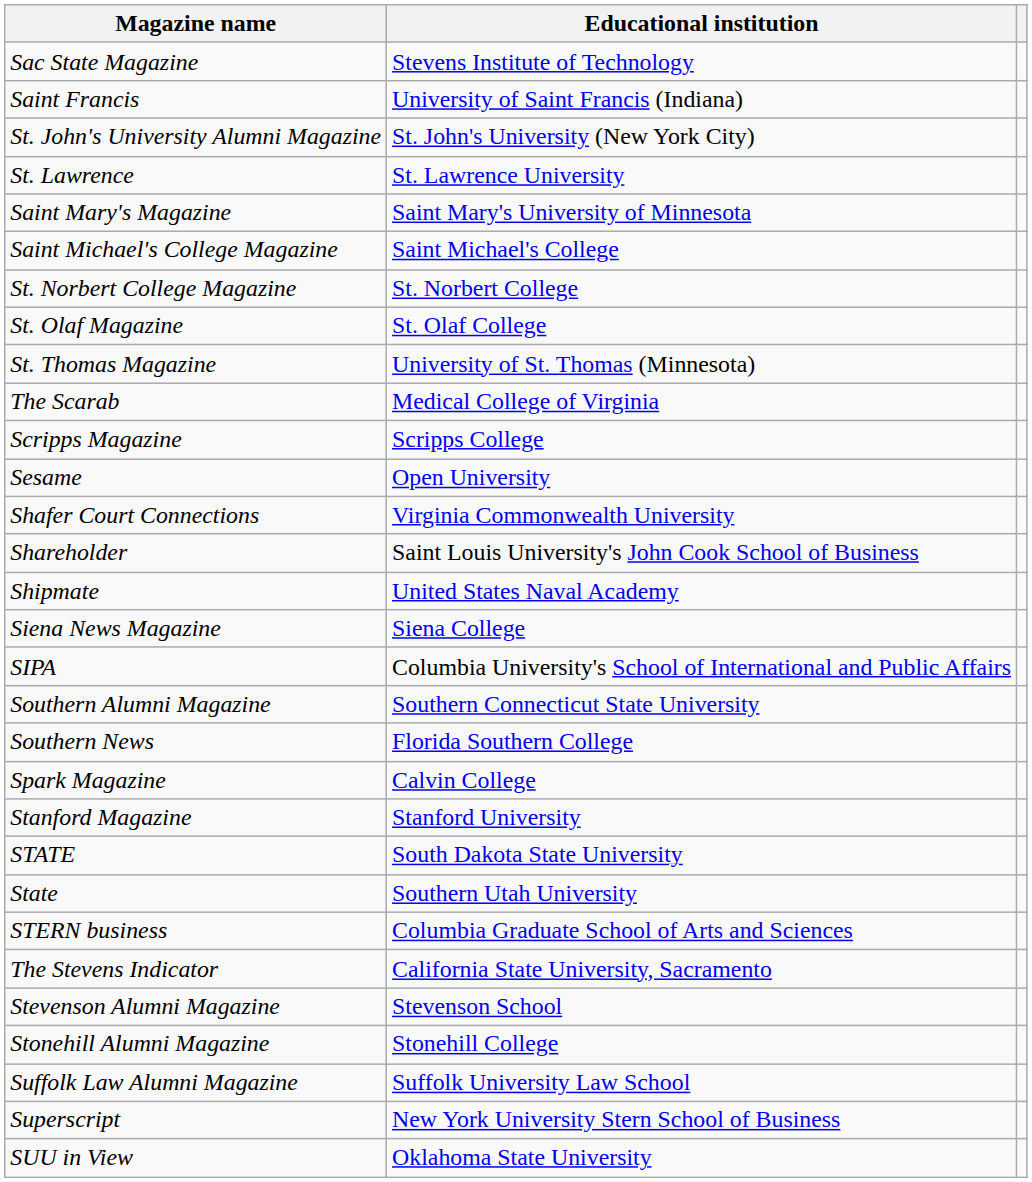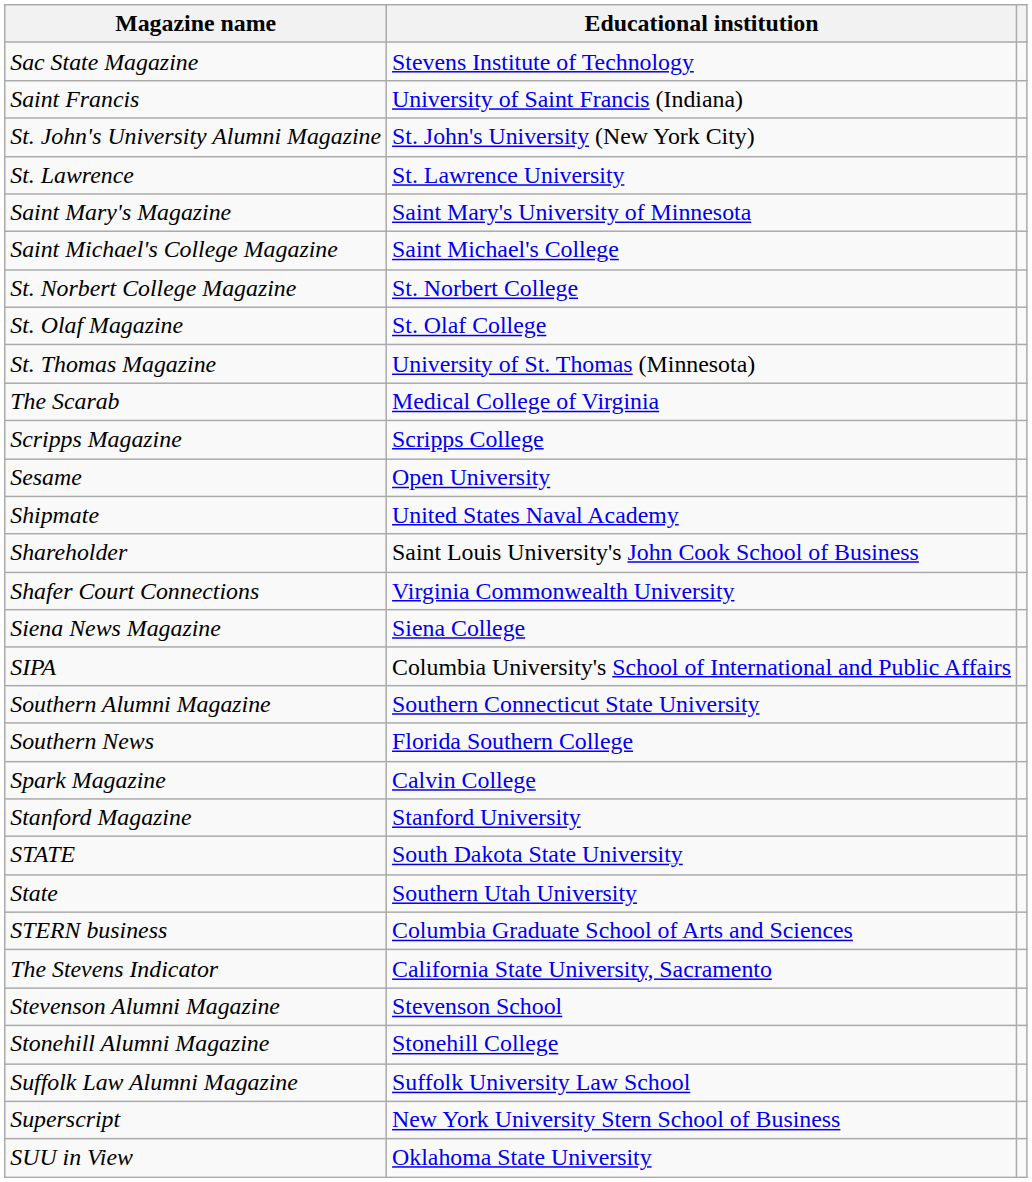rows swapped: (135, 514) <-> (55, 590)
